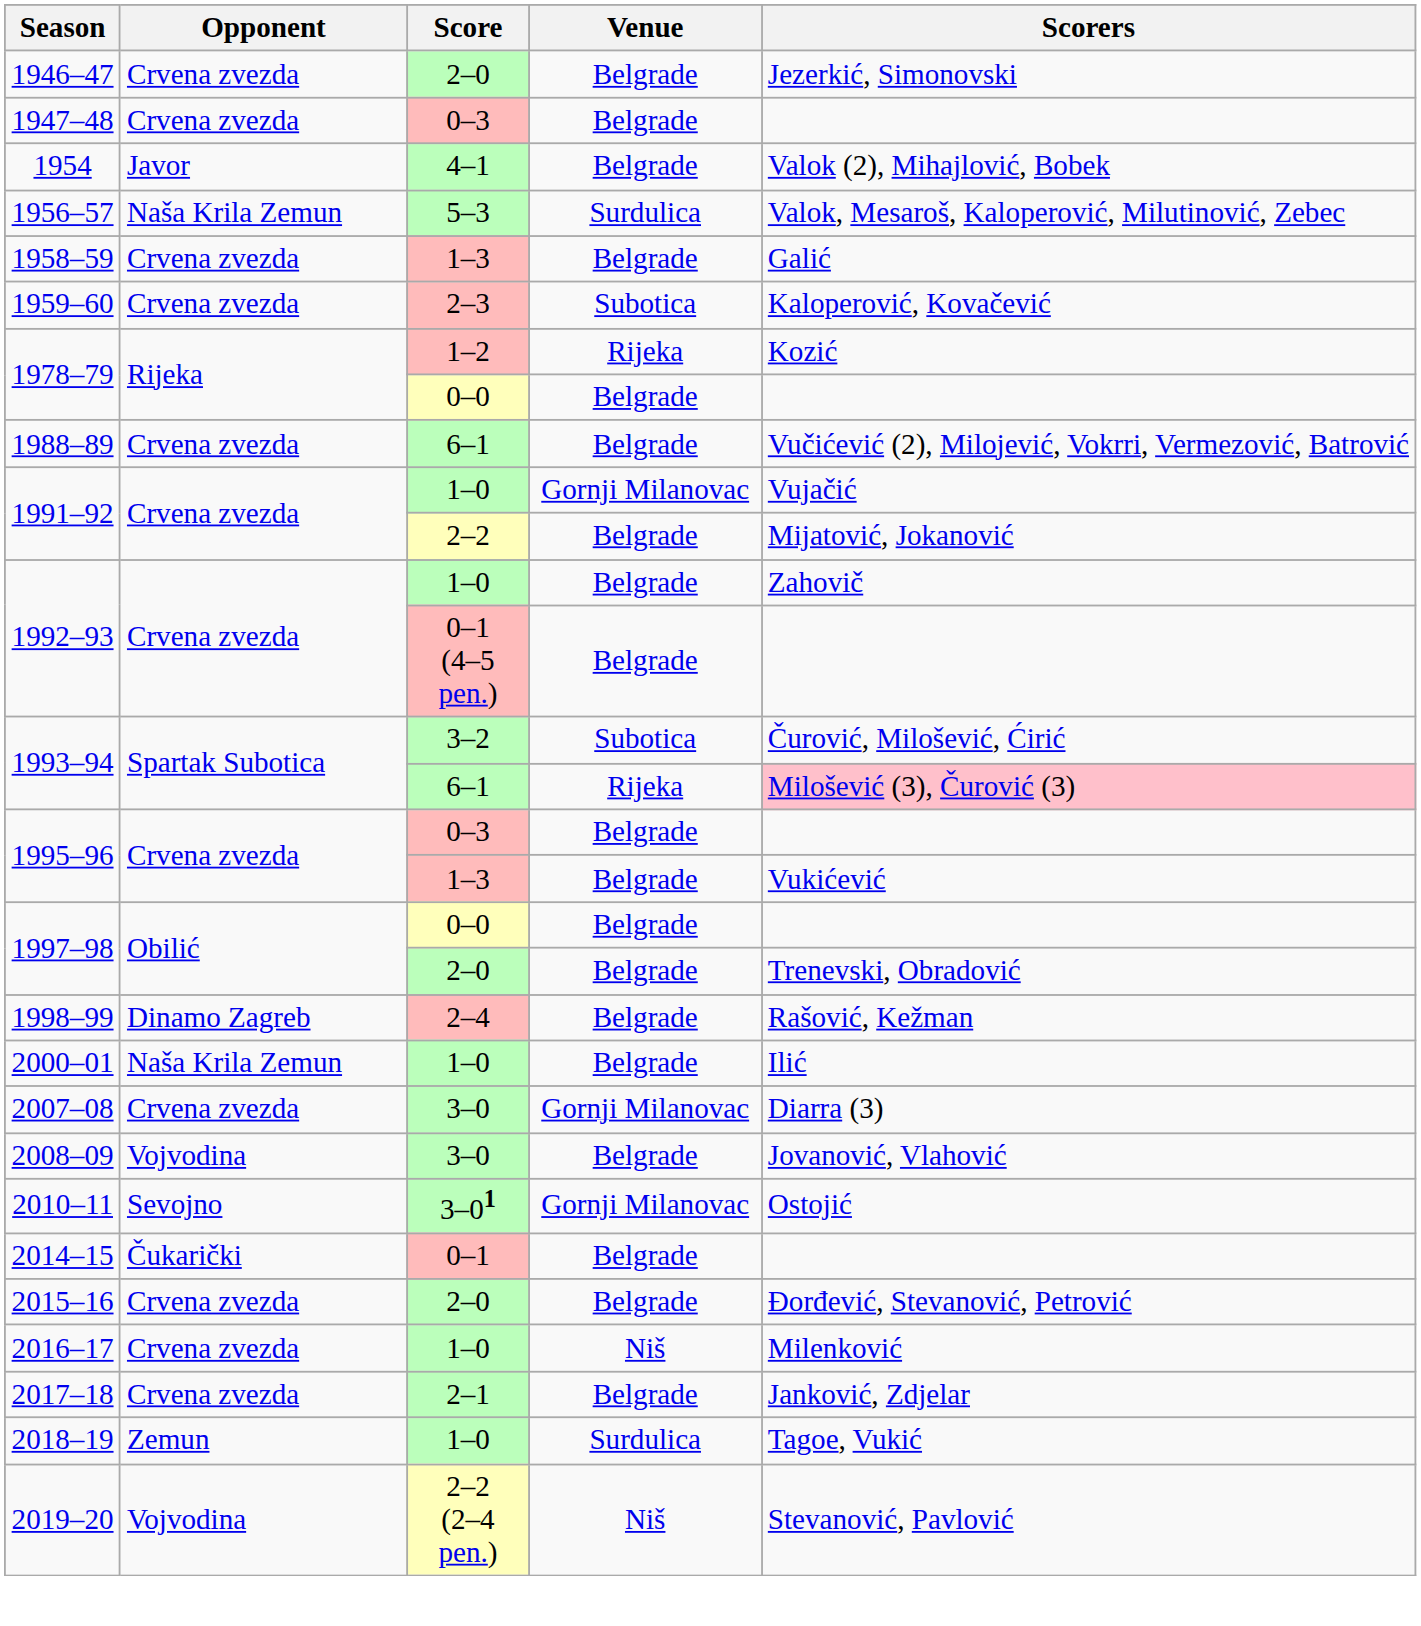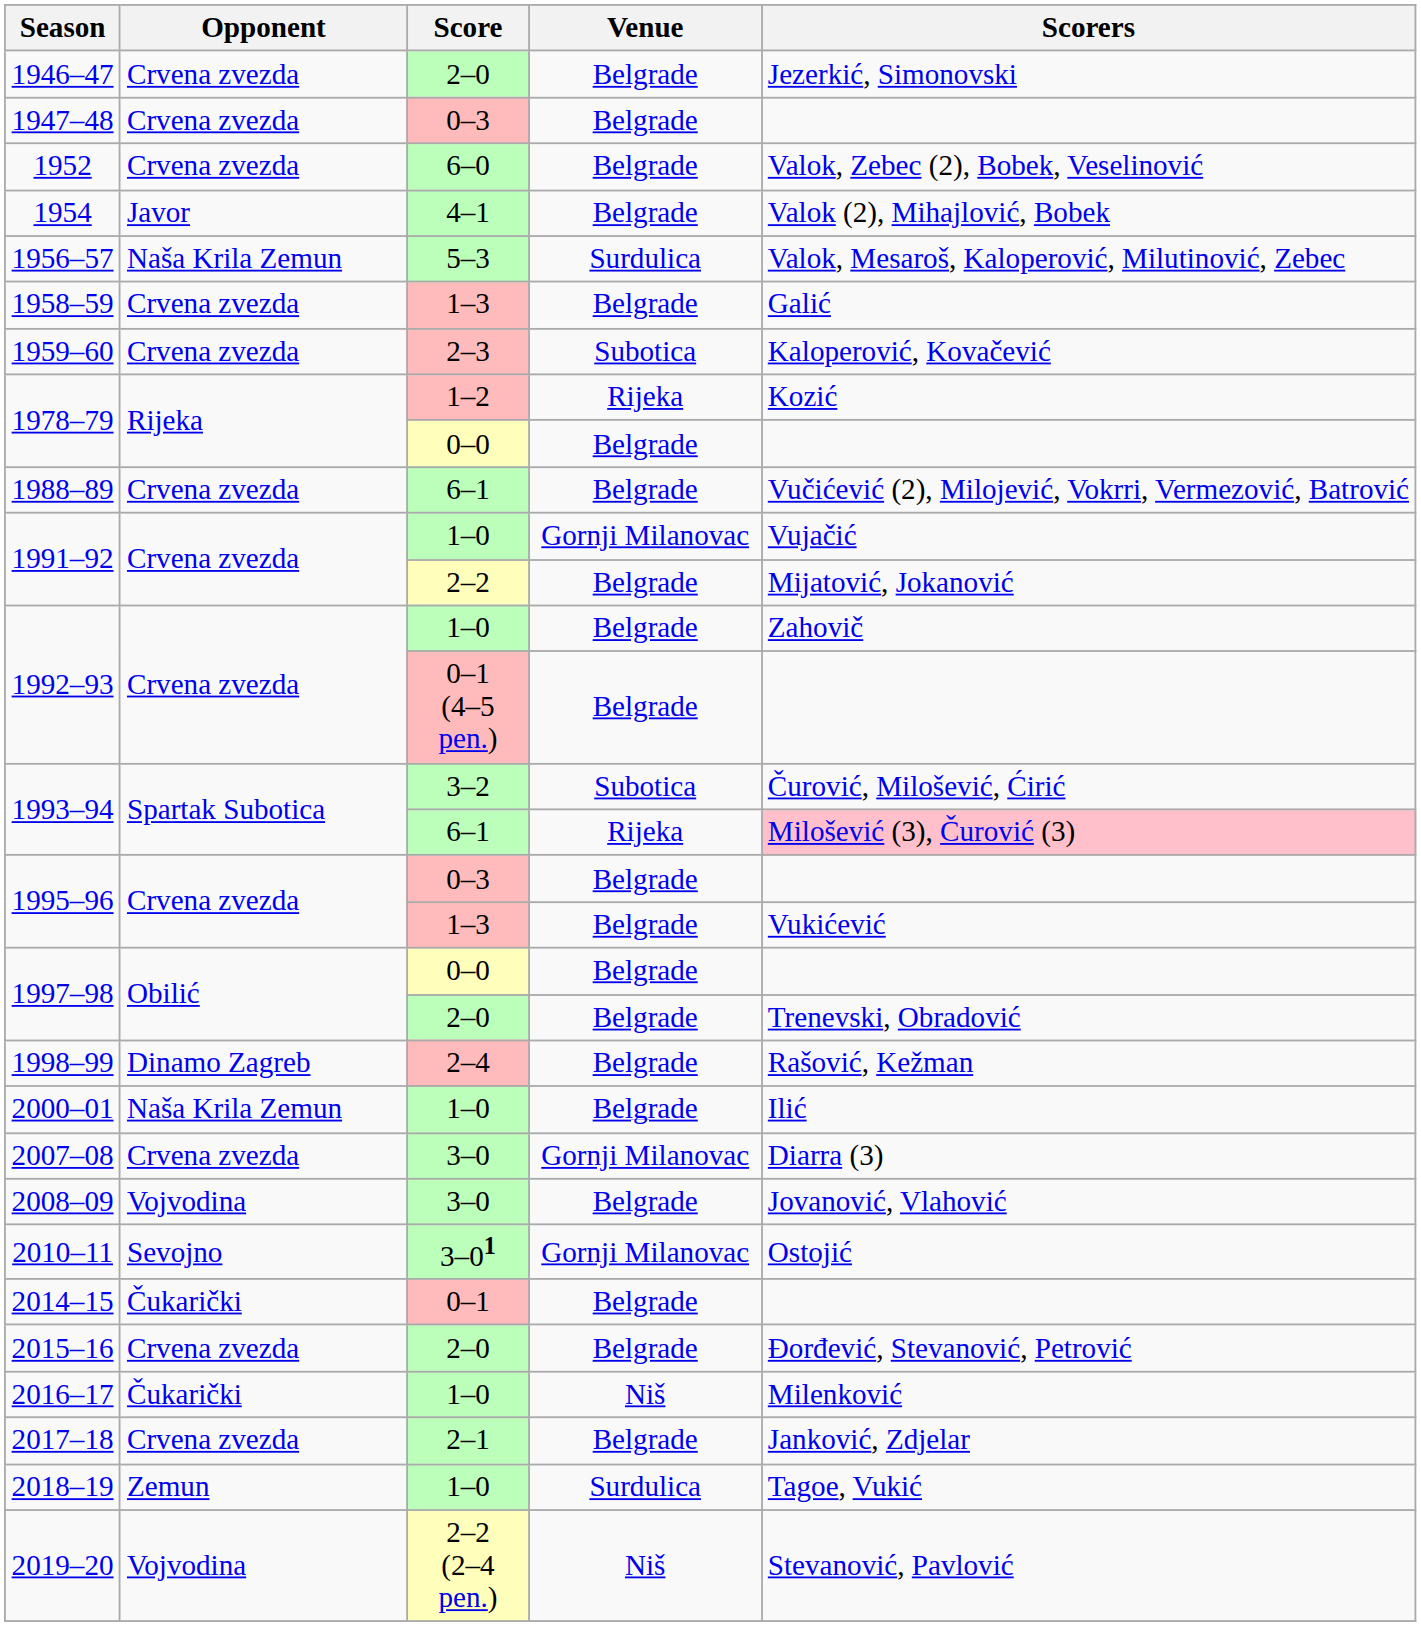+ row: (63, 166)
(213, 1347) Crvena zvezda -> (184, 1394) Čukarički
